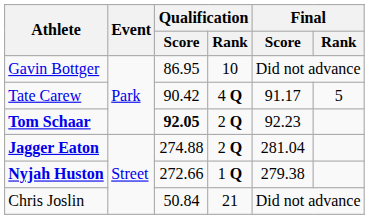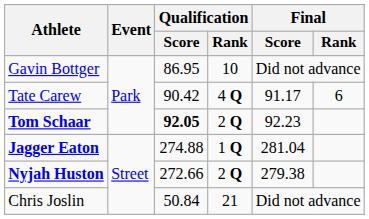(339, 95) 5 -> (339, 95) 6
(230, 148) 2 Q -> (230, 148) 1 Q
(230, 174) 1 Q -> (230, 174) 2 Q
